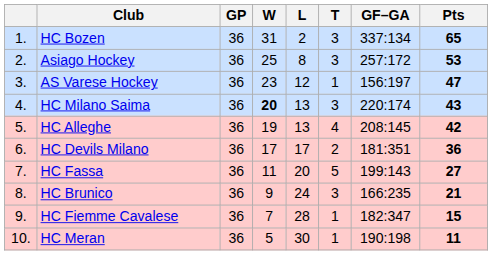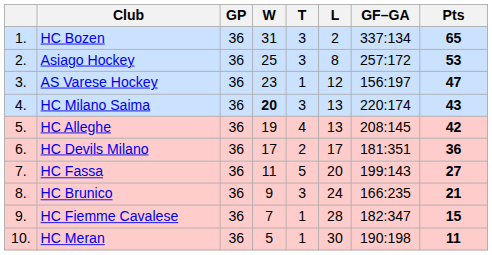columns swapped: (335, 15) <-> (302, 15)
